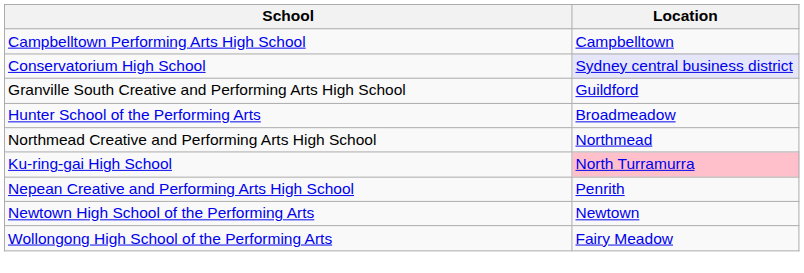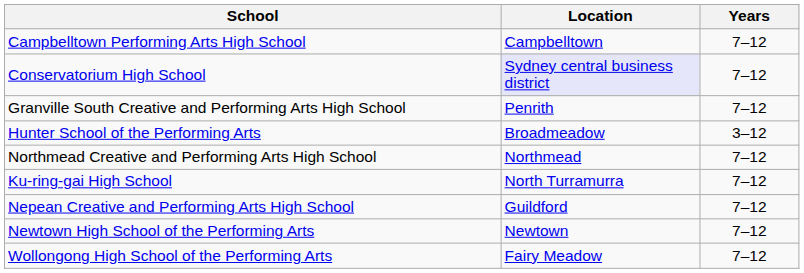+ column: (749, 16)
(607, 90) Guildford -> (529, 108) Penrith
(635, 164) pink background -> (564, 181) no background
(600, 189) Penrith -> (536, 206) Guildford
